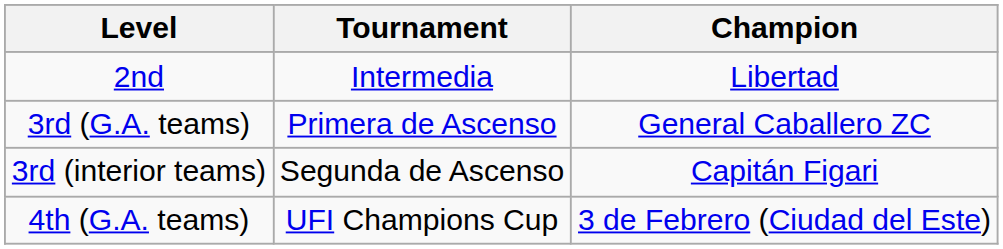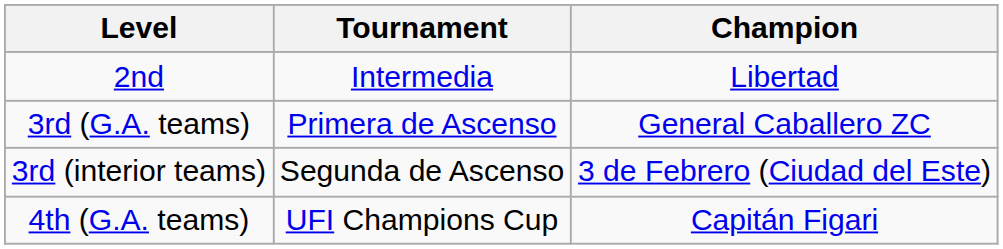(785, 171) Capitán Figari -> (785, 171) 3 de Febrero (Ciudad del Este)
(785, 219) 3 de Febrero (Ciudad del Este) -> (785, 219) Capitán Figari
